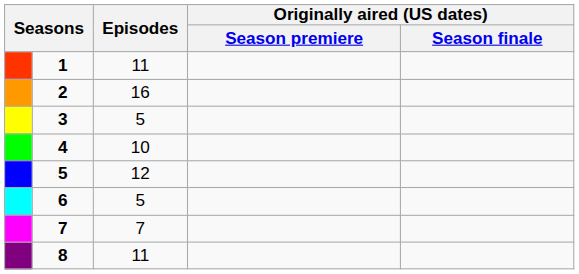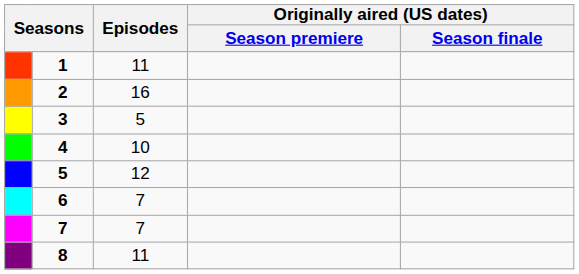(140, 201) 5 -> (140, 201) 7
